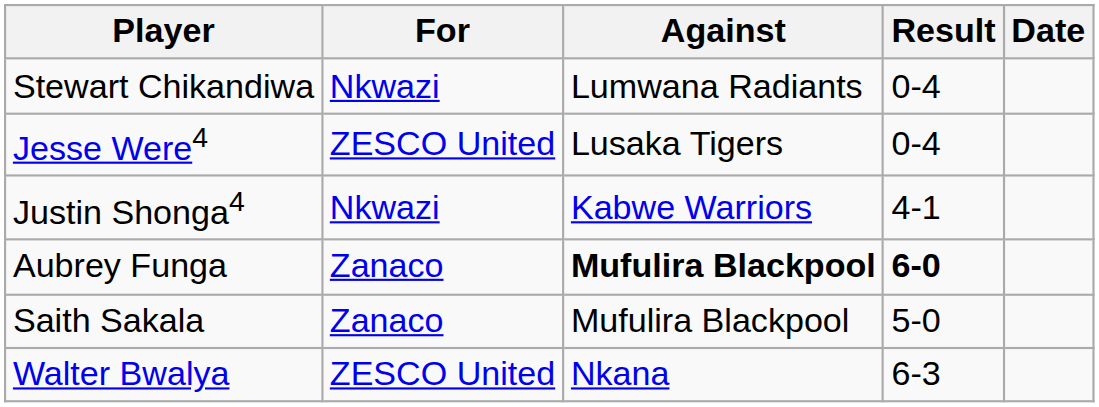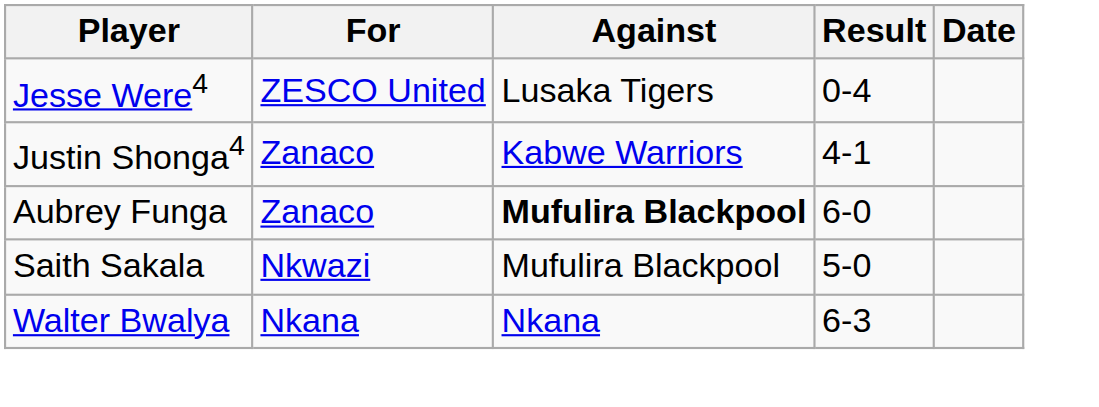- row: (164, 85)
(385, 207) Nkwazi -> (317, 153) Zanaco
(916, 266) bold -> (847, 212) normal
(387, 320) Zanaco -> (315, 266) Nkwazi
(443, 374) ZESCO United -> (310, 320) Nkana
